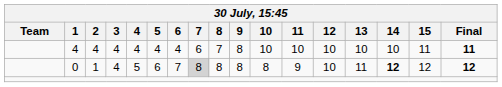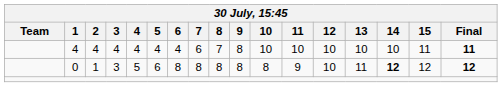(116, 67) 4 -> (116, 67) 3
(178, 67) 7 -> (178, 67) 8
(199, 67) lightgrey background -> (199, 67) no background
